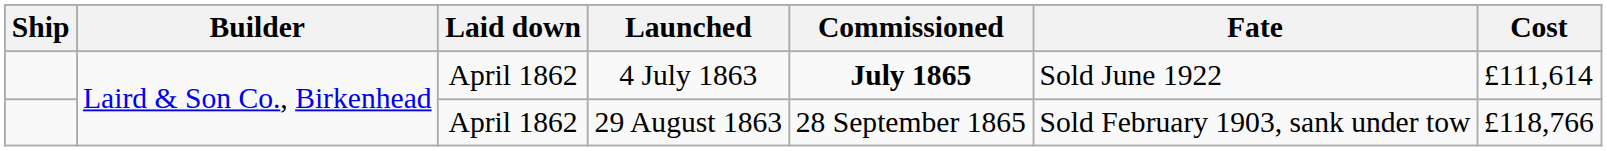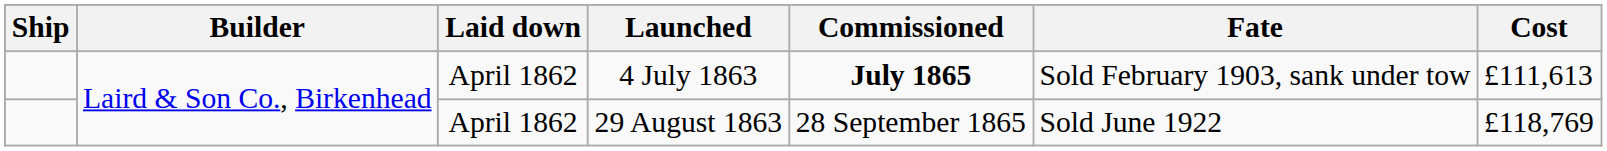(1131, 74) Sold June 1922 -> (1255, 74) Sold February 1903, sank under tow
(1538, 74) £111,614 -> (1538, 74) £111,613
(1255, 121) Sold February 1903, sank under tow -> (1131, 121) Sold June 1922
(1539, 121) £118,766 -> (1539, 121) £118,769
